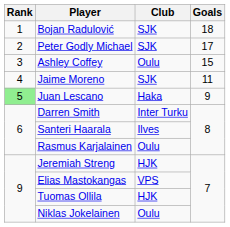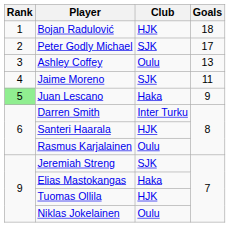(147, 29) SJK -> (147, 29) HJK
(207, 63) 15 -> (207, 63) 13
(148, 130) Ilves -> (147, 130) HJK
(147, 163) HJK -> (147, 163) SJK
(148, 180) VPS -> (150, 180) Haka
